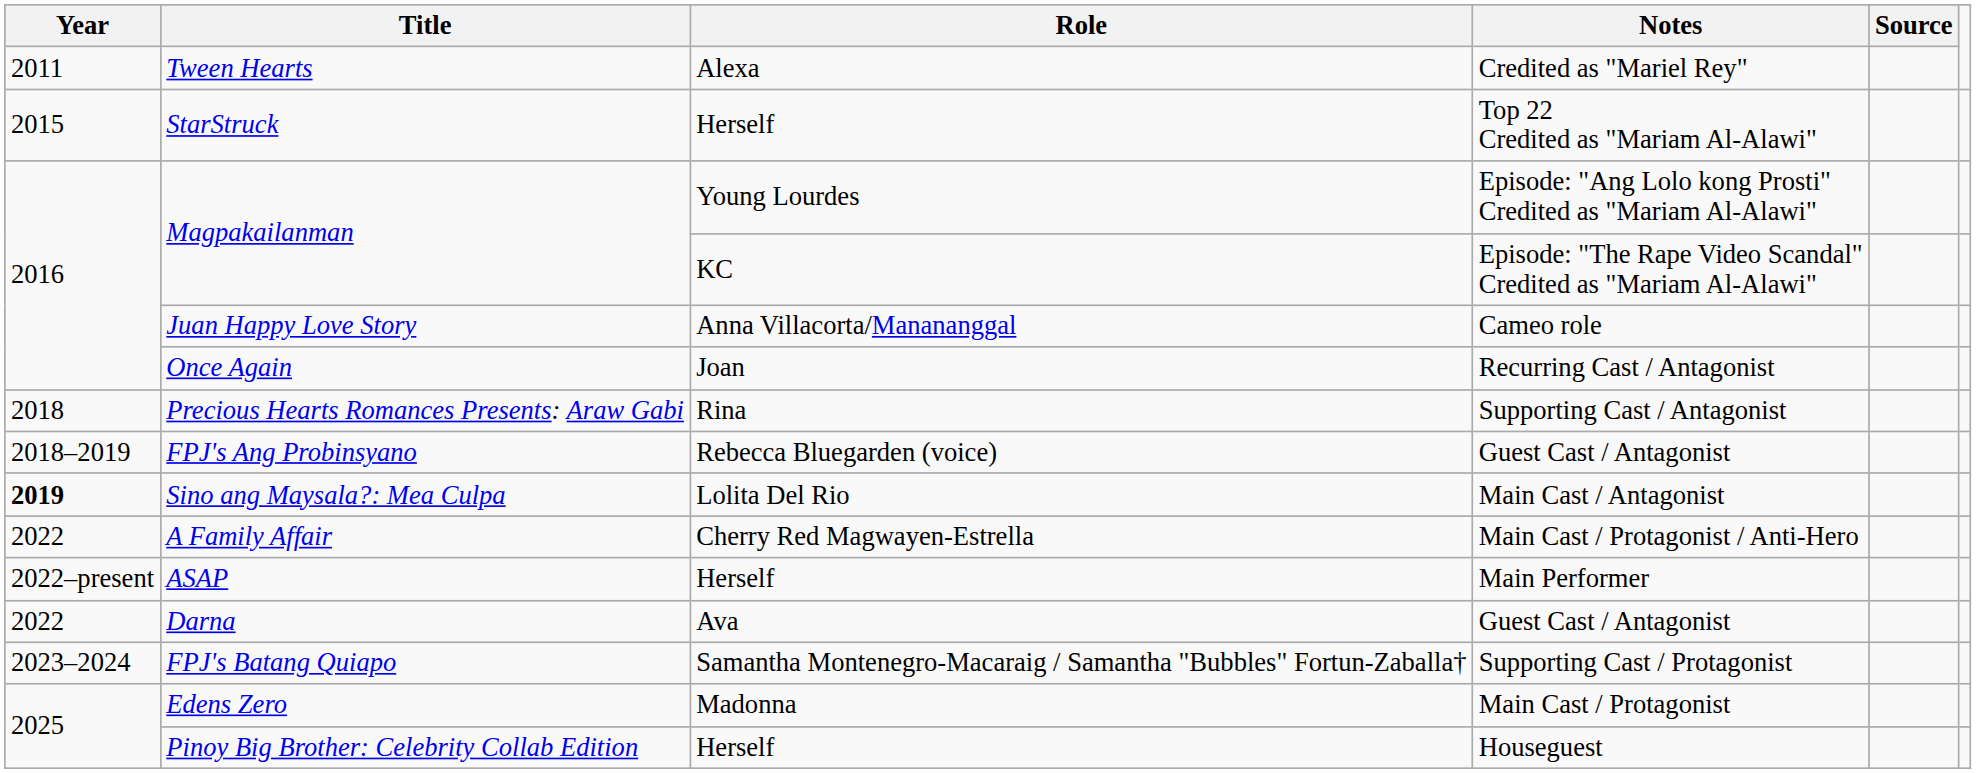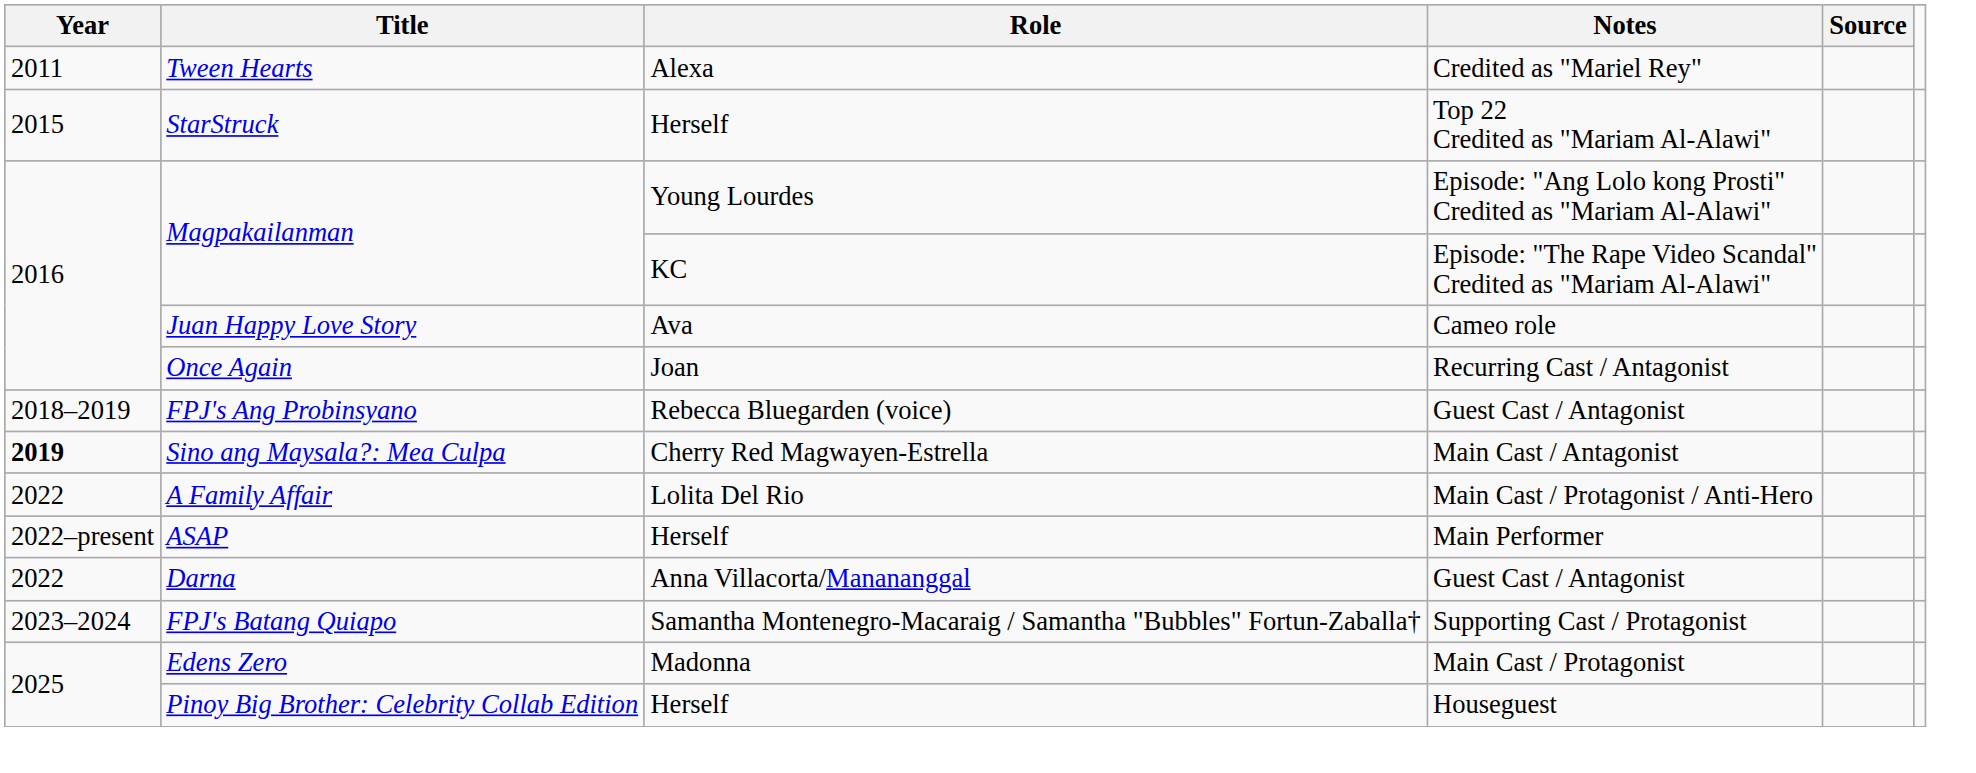(856, 325) Anna Villacorta/Manananggal -> (672, 325) Ava
- row: (425, 410)
(773, 494) Lolita Del Rio -> (819, 452) Cherry Red Magwayen-Estrella
(865, 536) Cherry Red Magwayen-Estrella -> (727, 494) Lolita Del Rio
(717, 620) Ava -> (811, 578) Anna Villacorta/Manananggal
